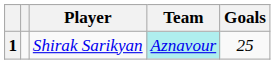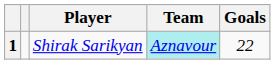(245, 45) 25 -> (245, 45) 22
